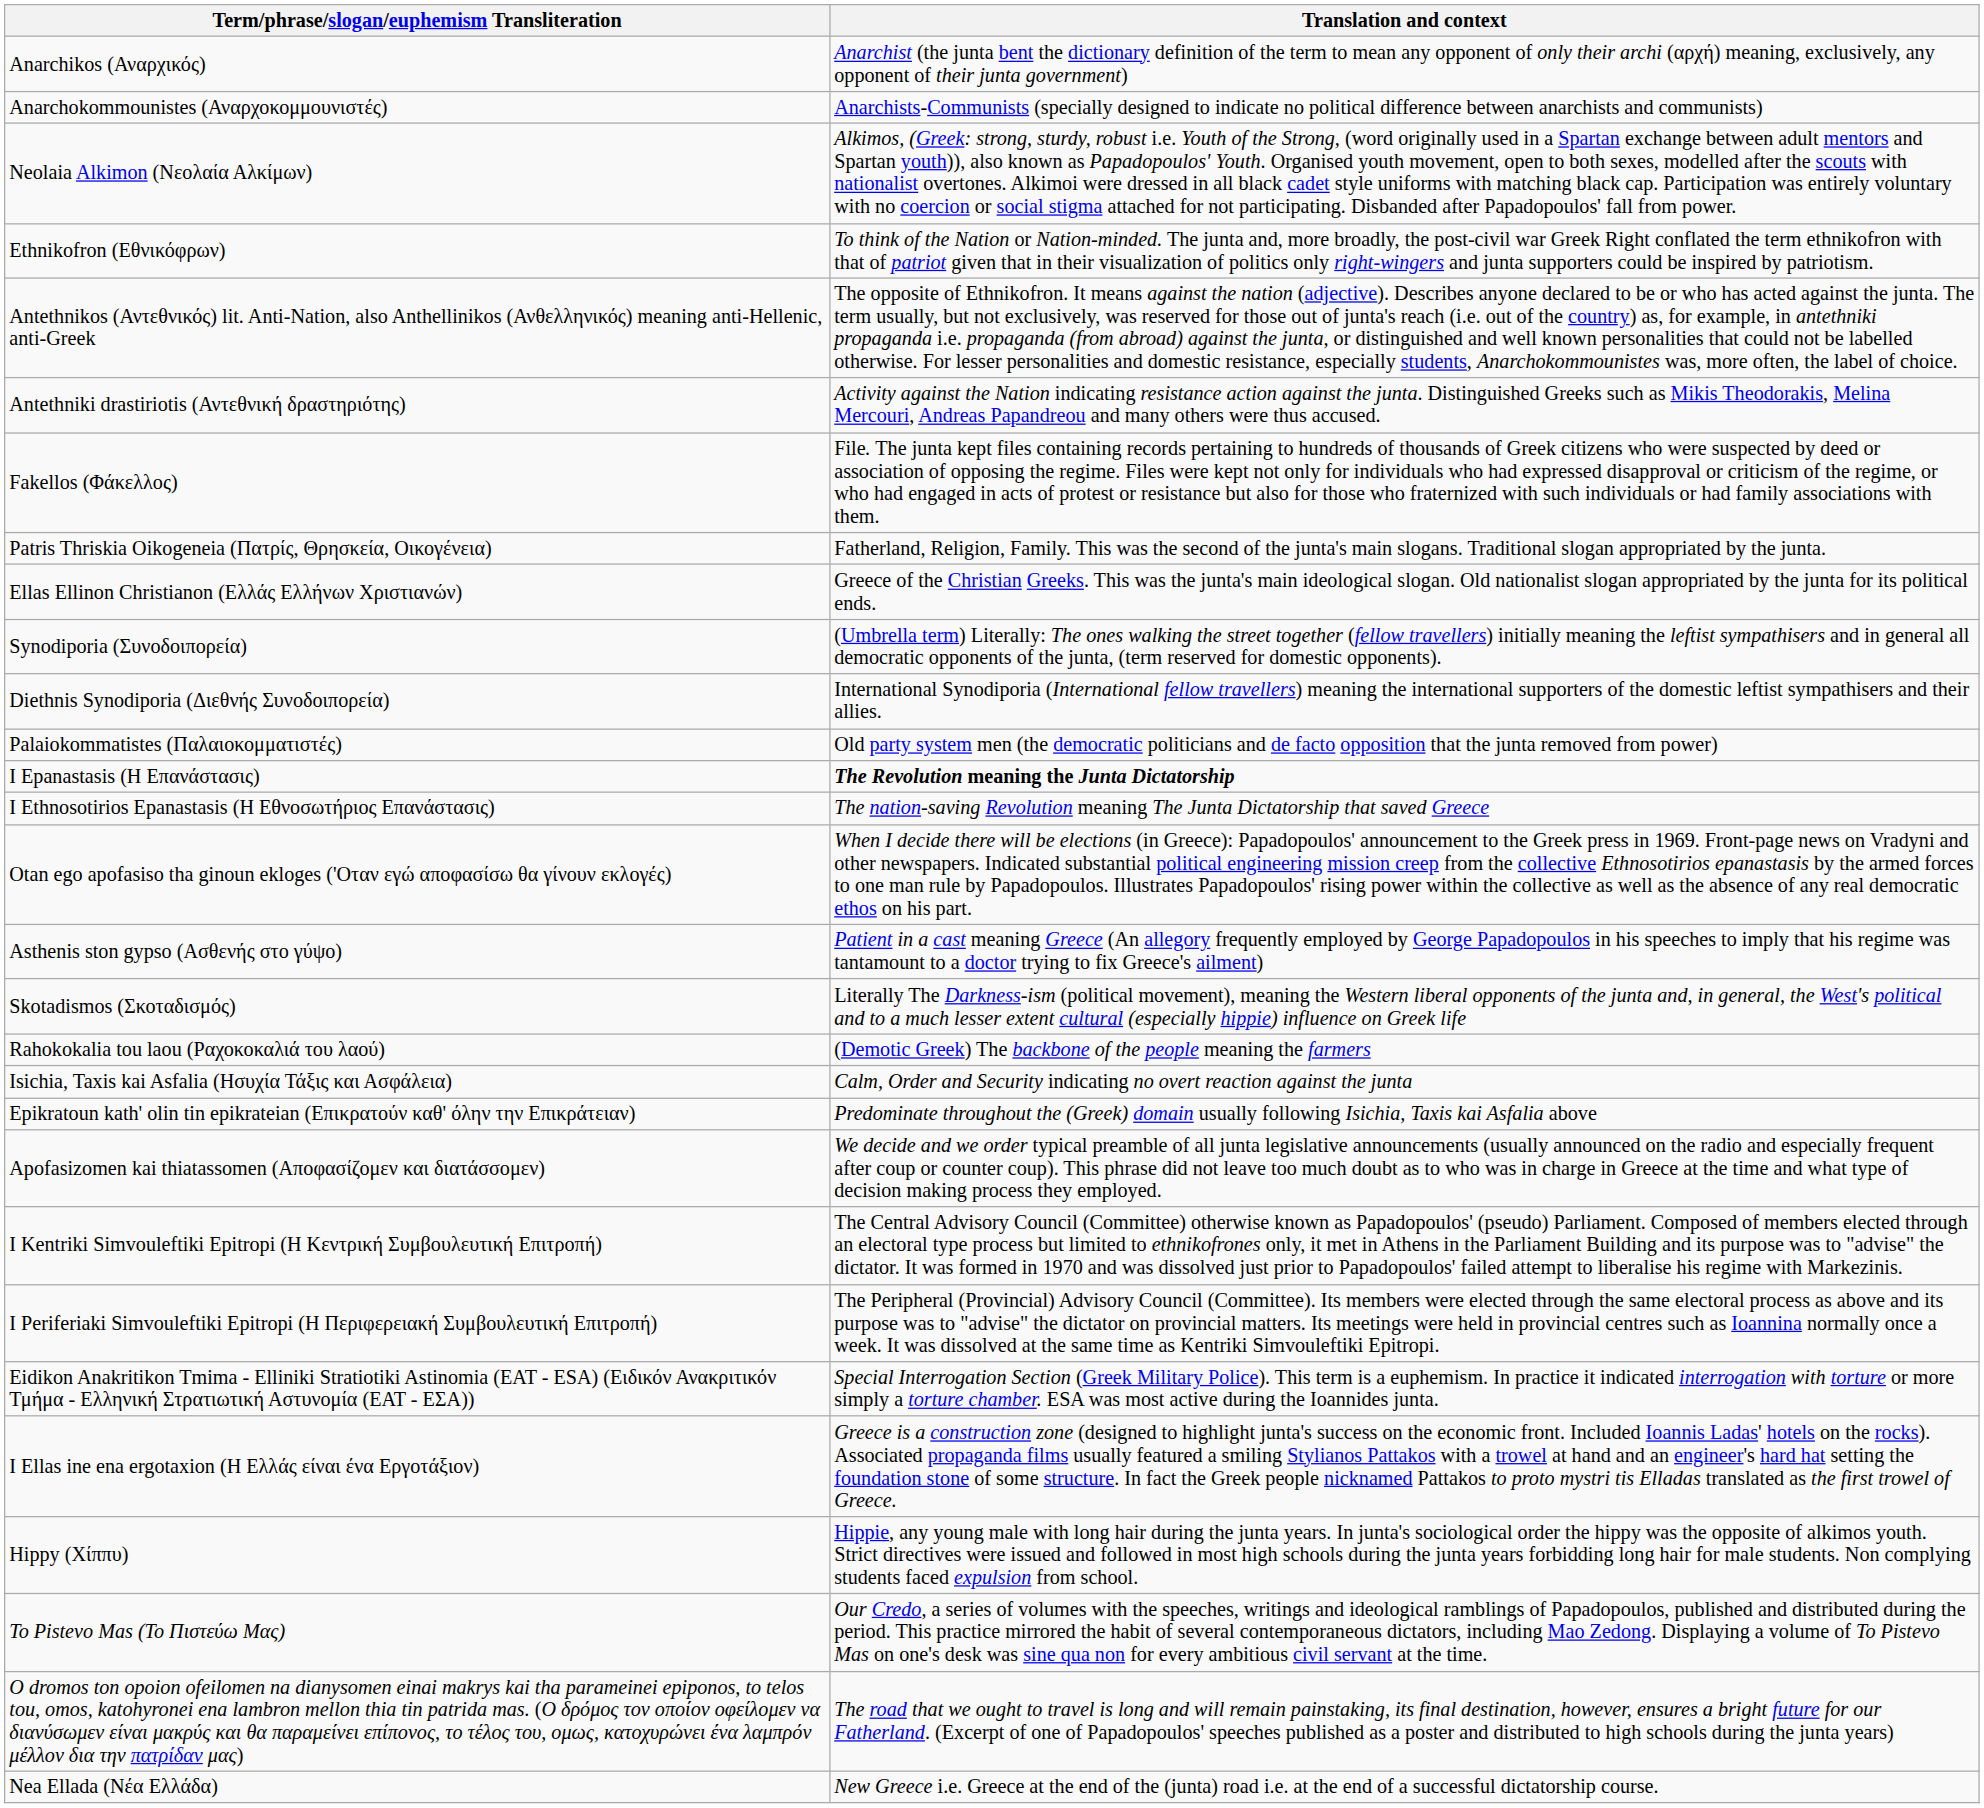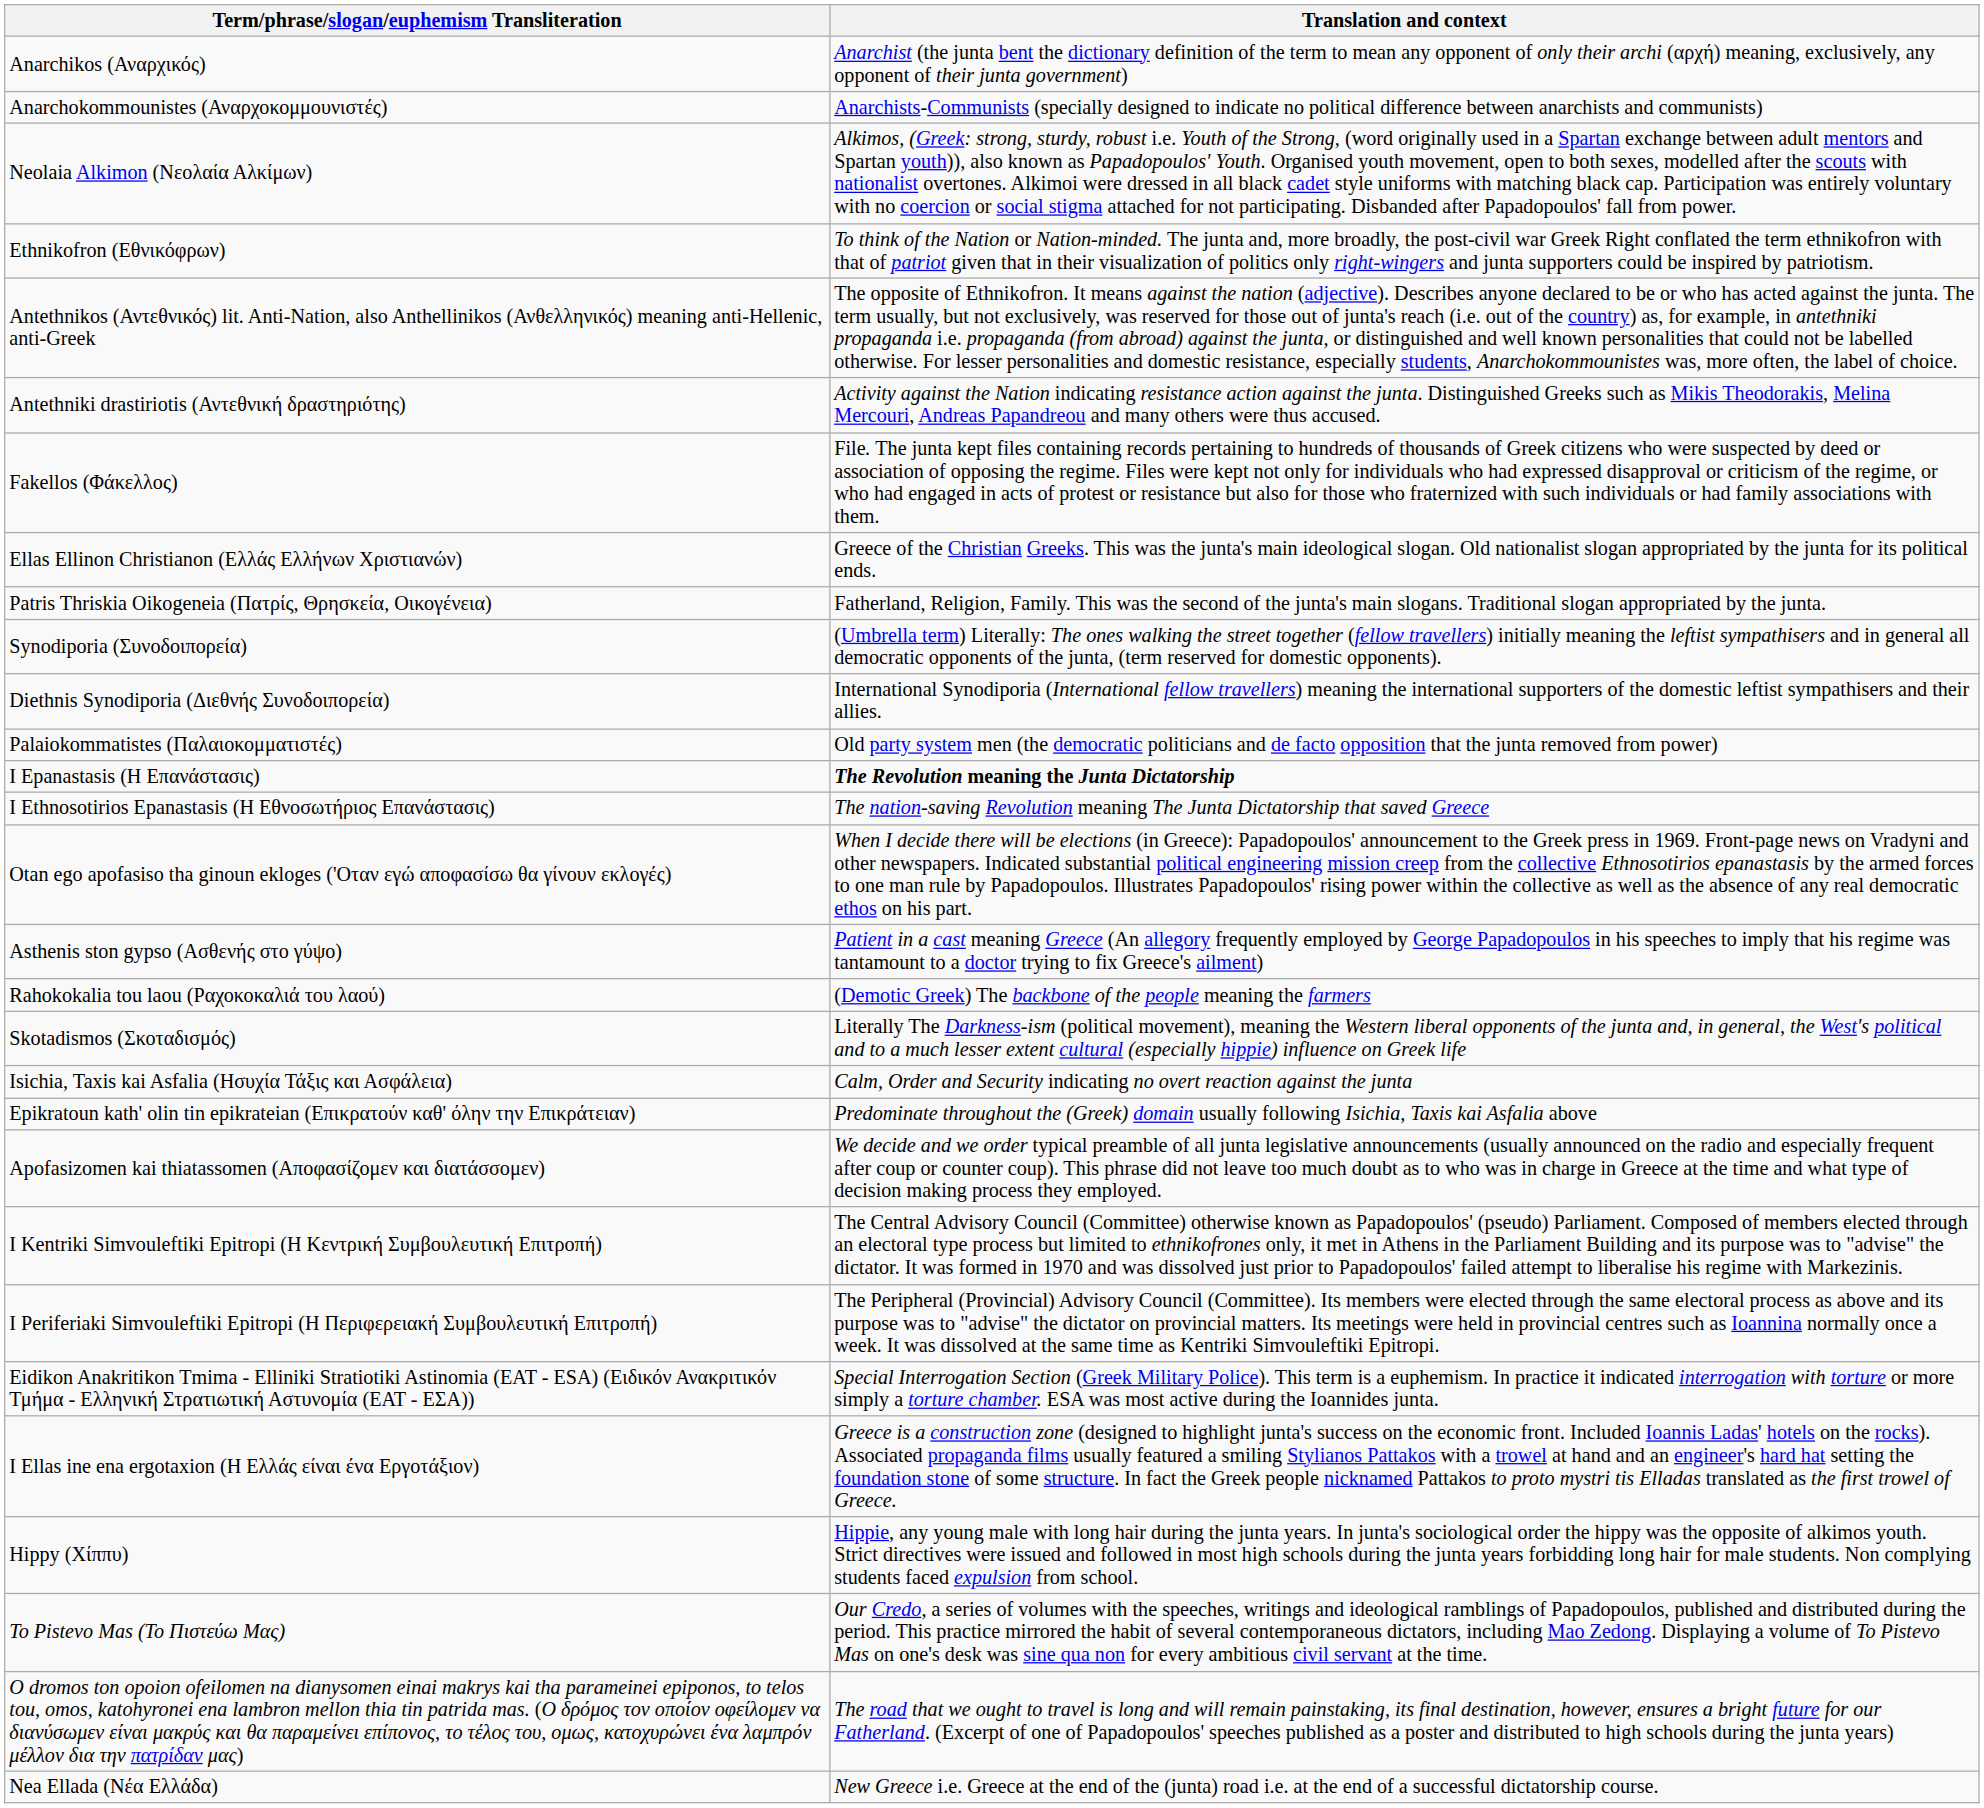rows swapped: (236, 591) <-> (250, 548)
rows swapped: (197, 1049) <-> (122, 1006)
